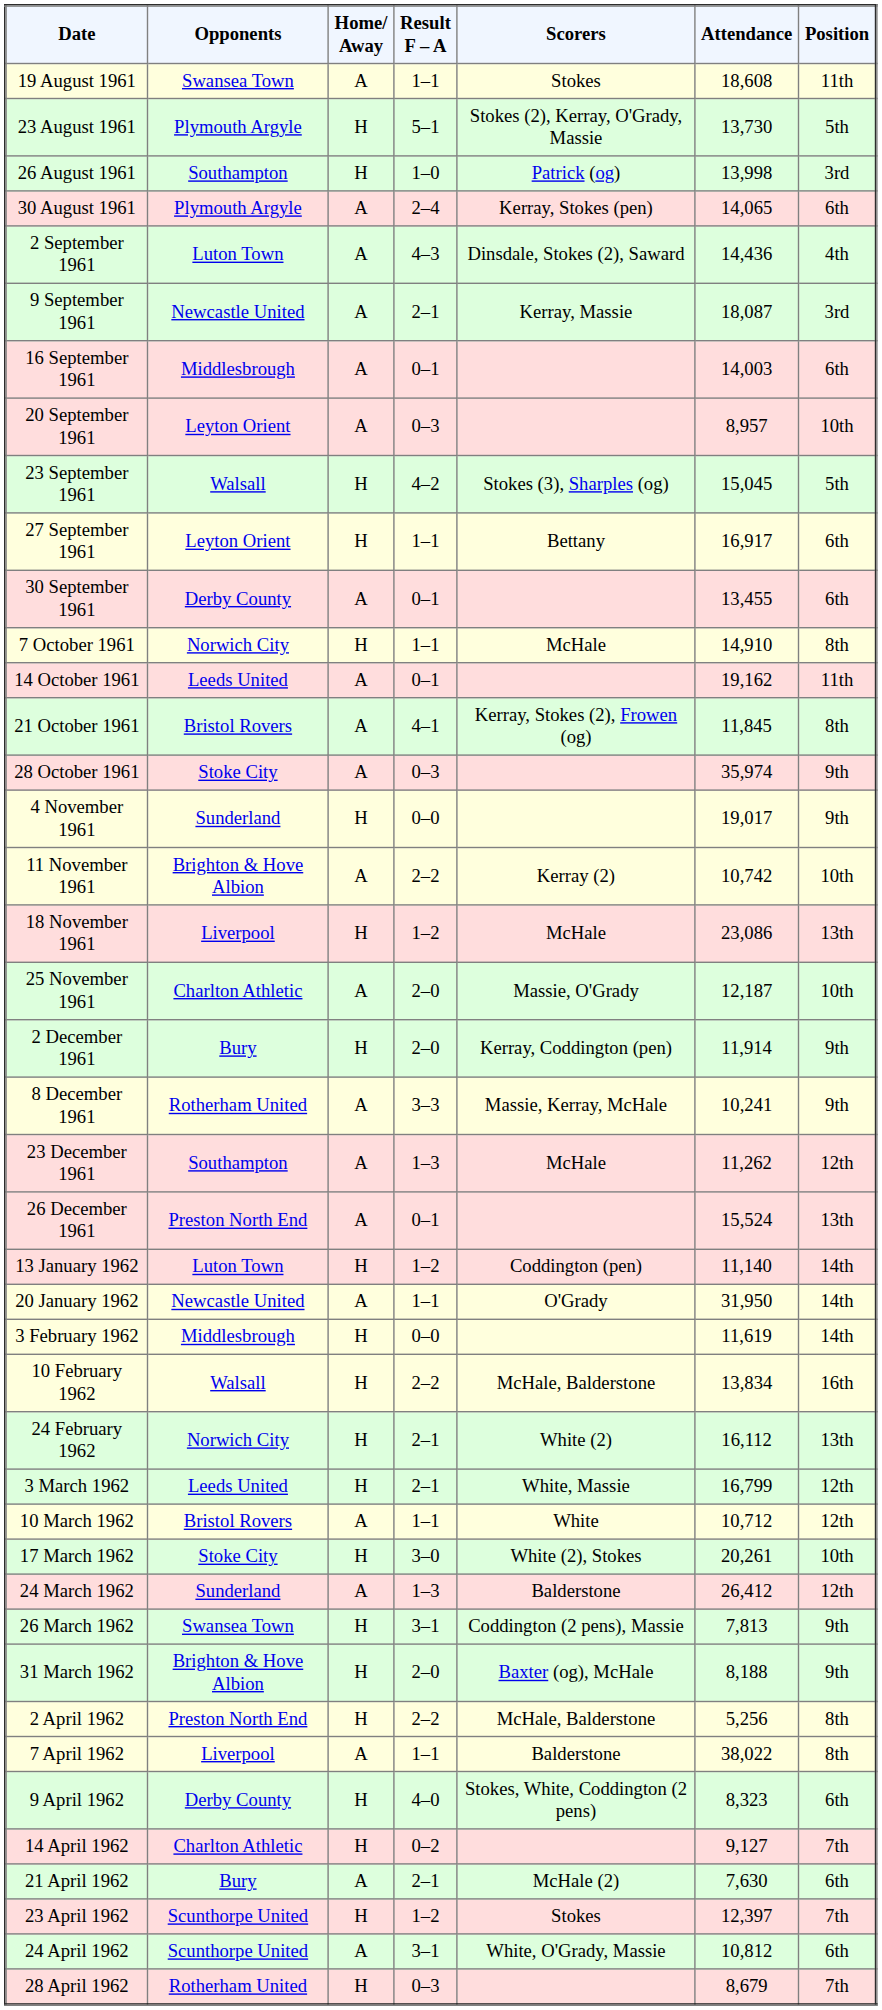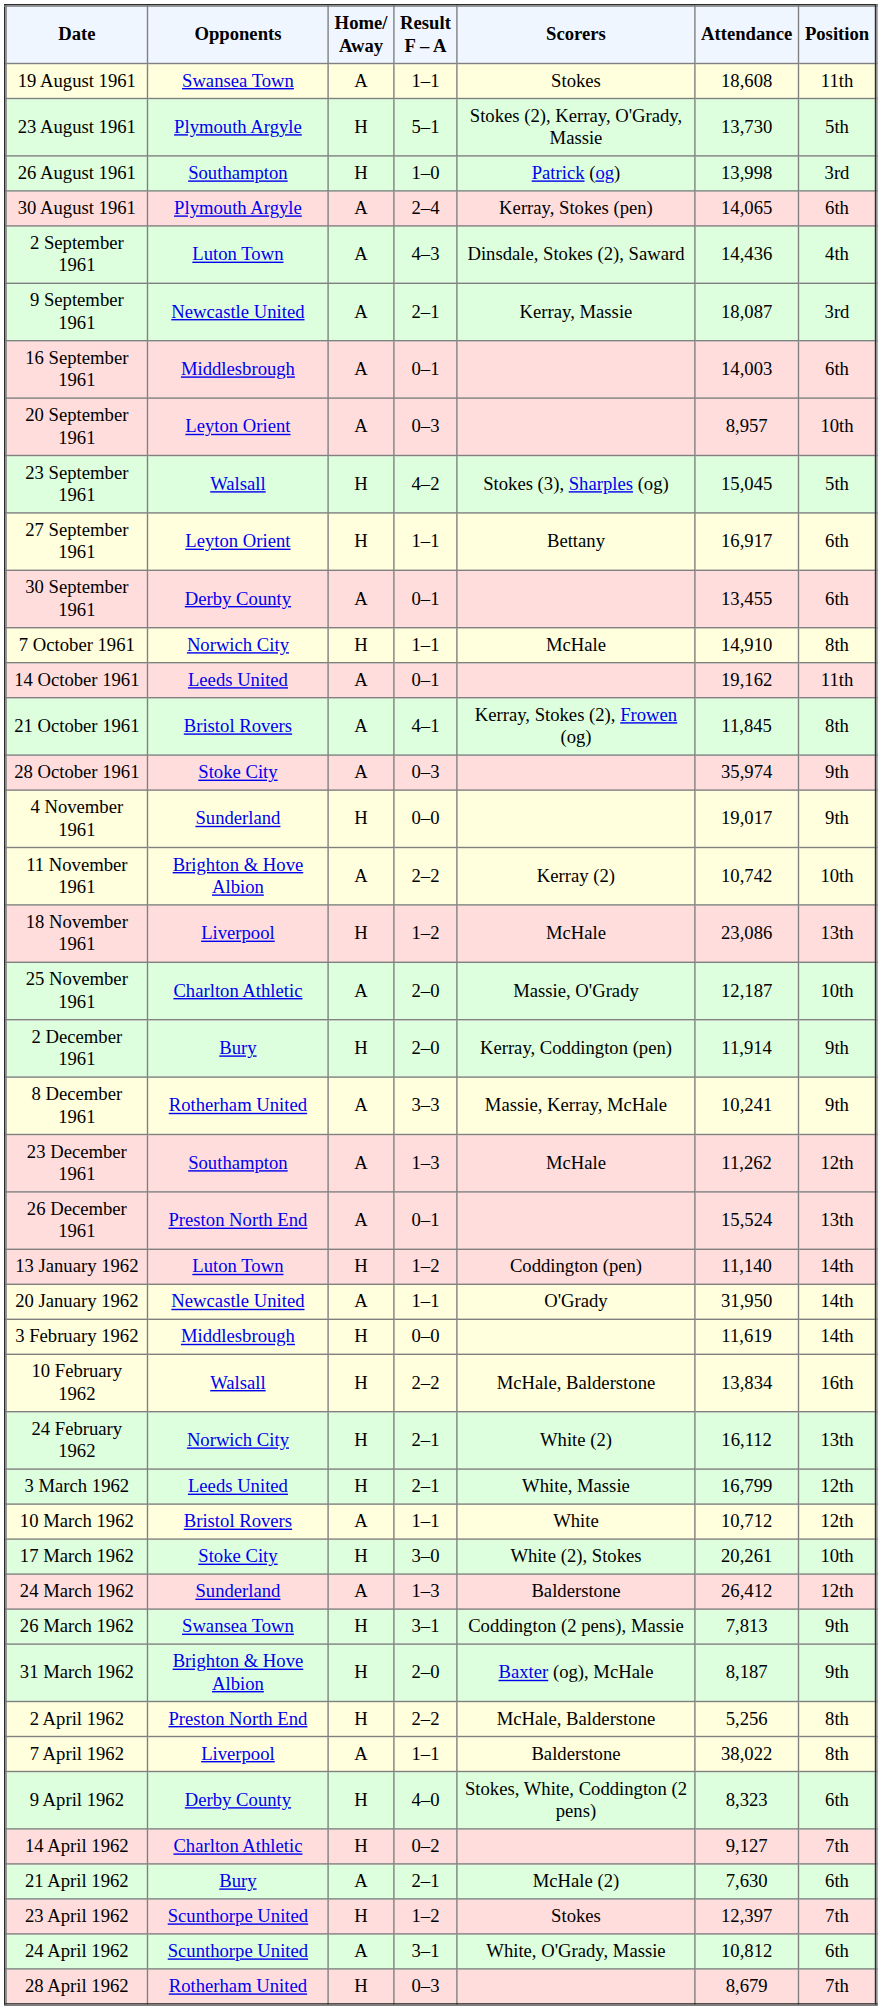(747, 1672) 8,188 -> (747, 1672) 8,187
